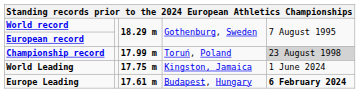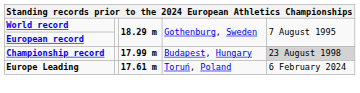(198, 53) Toruń, Poland -> (208, 53) Budapest, Hungary
- row: (40, 67)
(208, 81) Budapest, Hungary -> (198, 67) Toruń, Poland
(307, 81) bold -> (307, 67) normal
